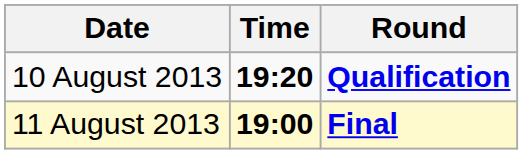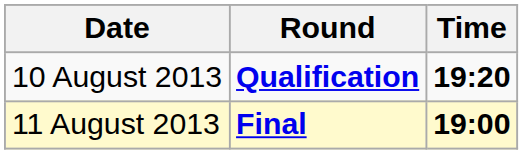columns swapped: (275, 28) <-> (419, 28)
